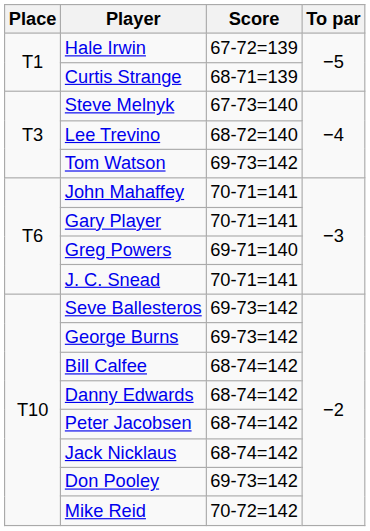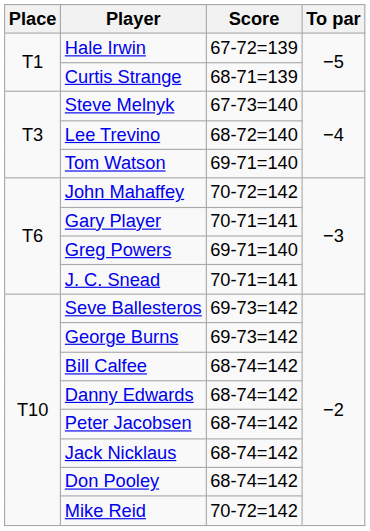(254, 163) 69-73=142 -> (254, 163) 69-71=140
(254, 192) 70-71=141 -> (254, 192) 70-72=142
(254, 481) 69-73=142 -> (254, 481) 68-74=142
